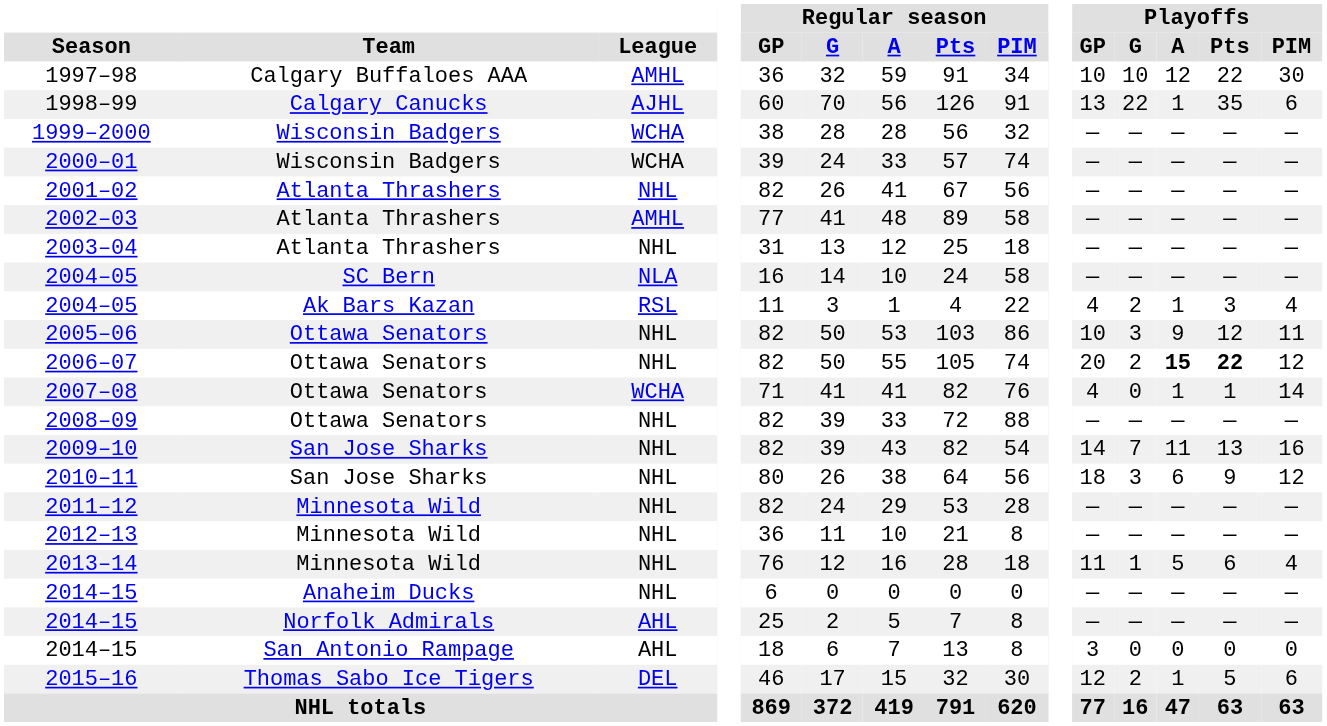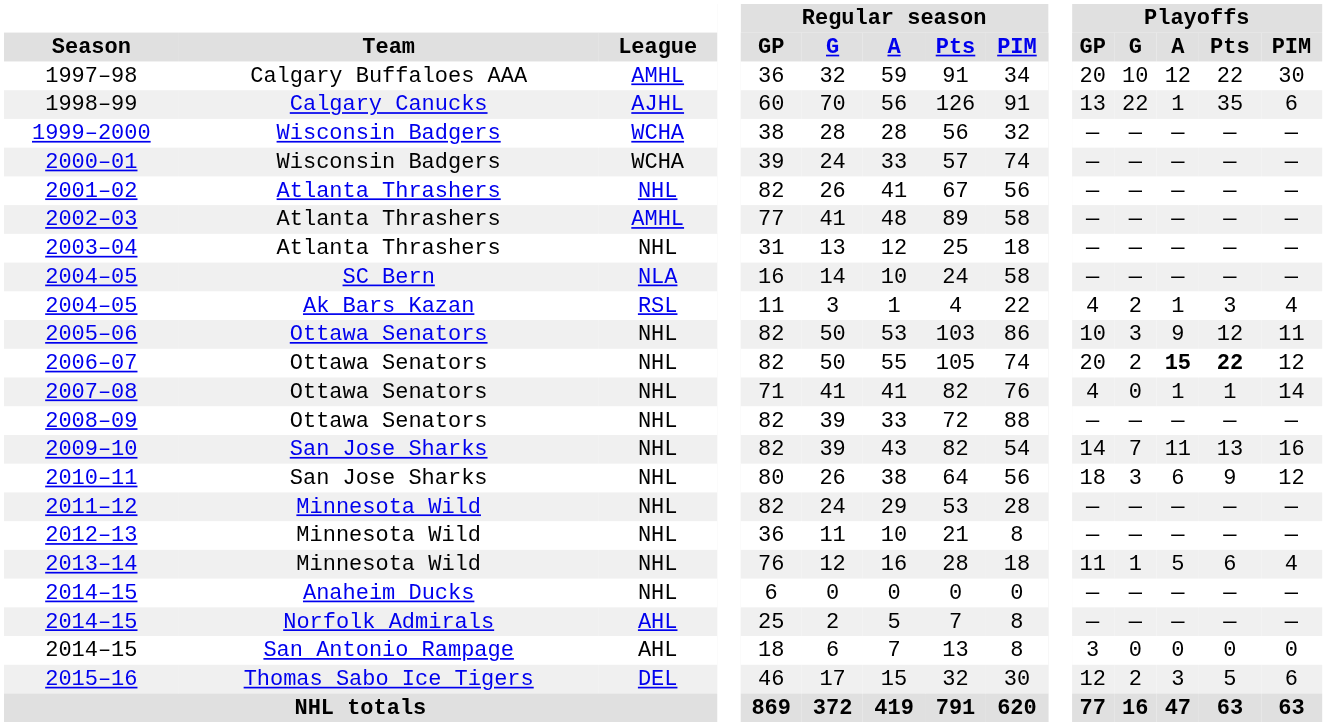(1093, 76) 10 -> (1093, 76) 20
(658, 392) WCHA -> (658, 392) NHL
(1178, 679) 1 -> (1178, 679) 3
